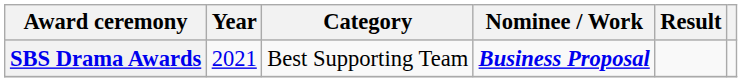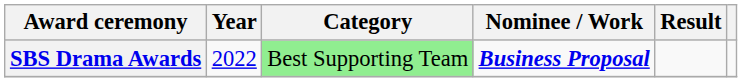(234, 58) 2021 -> (234, 58) 2022
(368, 58) no background -> (368, 58) lightgreen background
